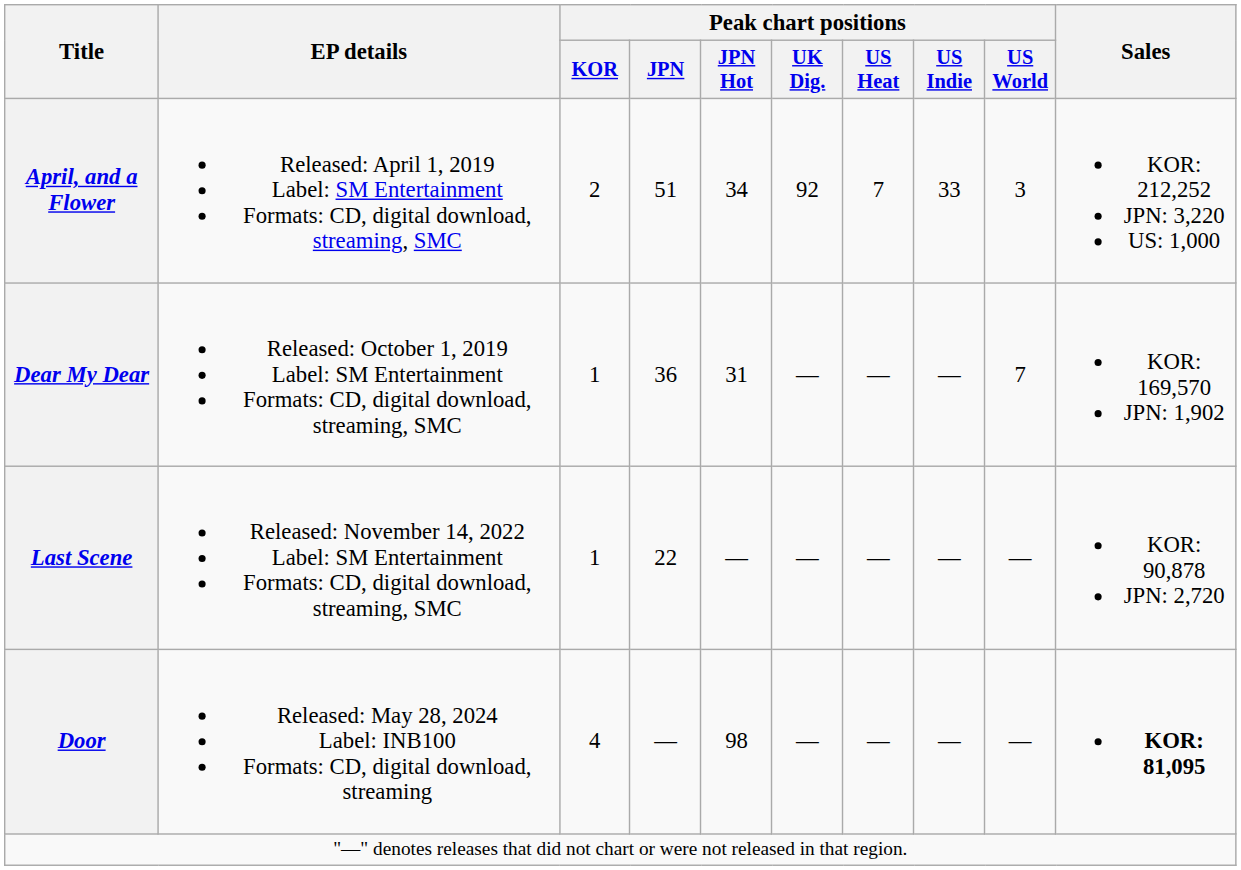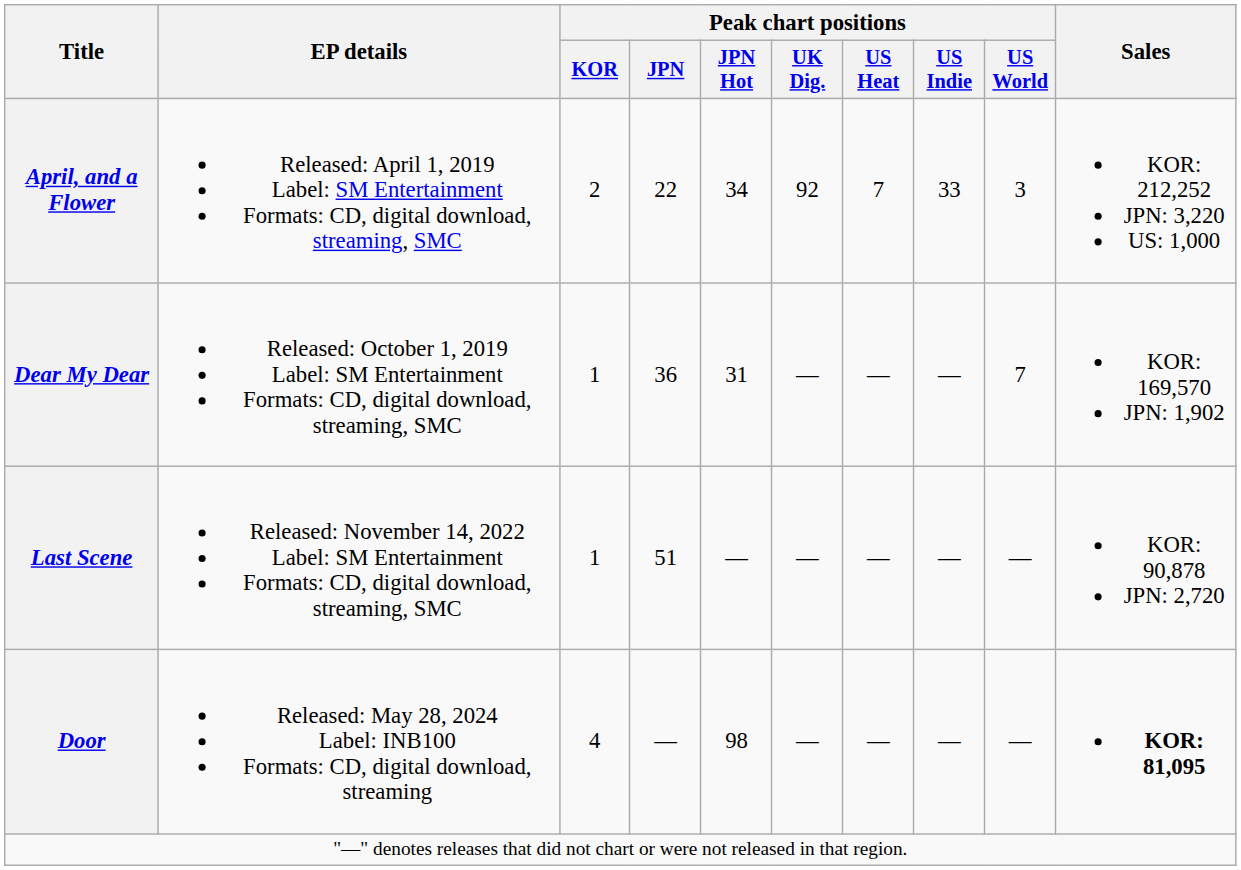(666, 190) 51 -> (666, 190) 22
(666, 557) 22 -> (666, 557) 51
